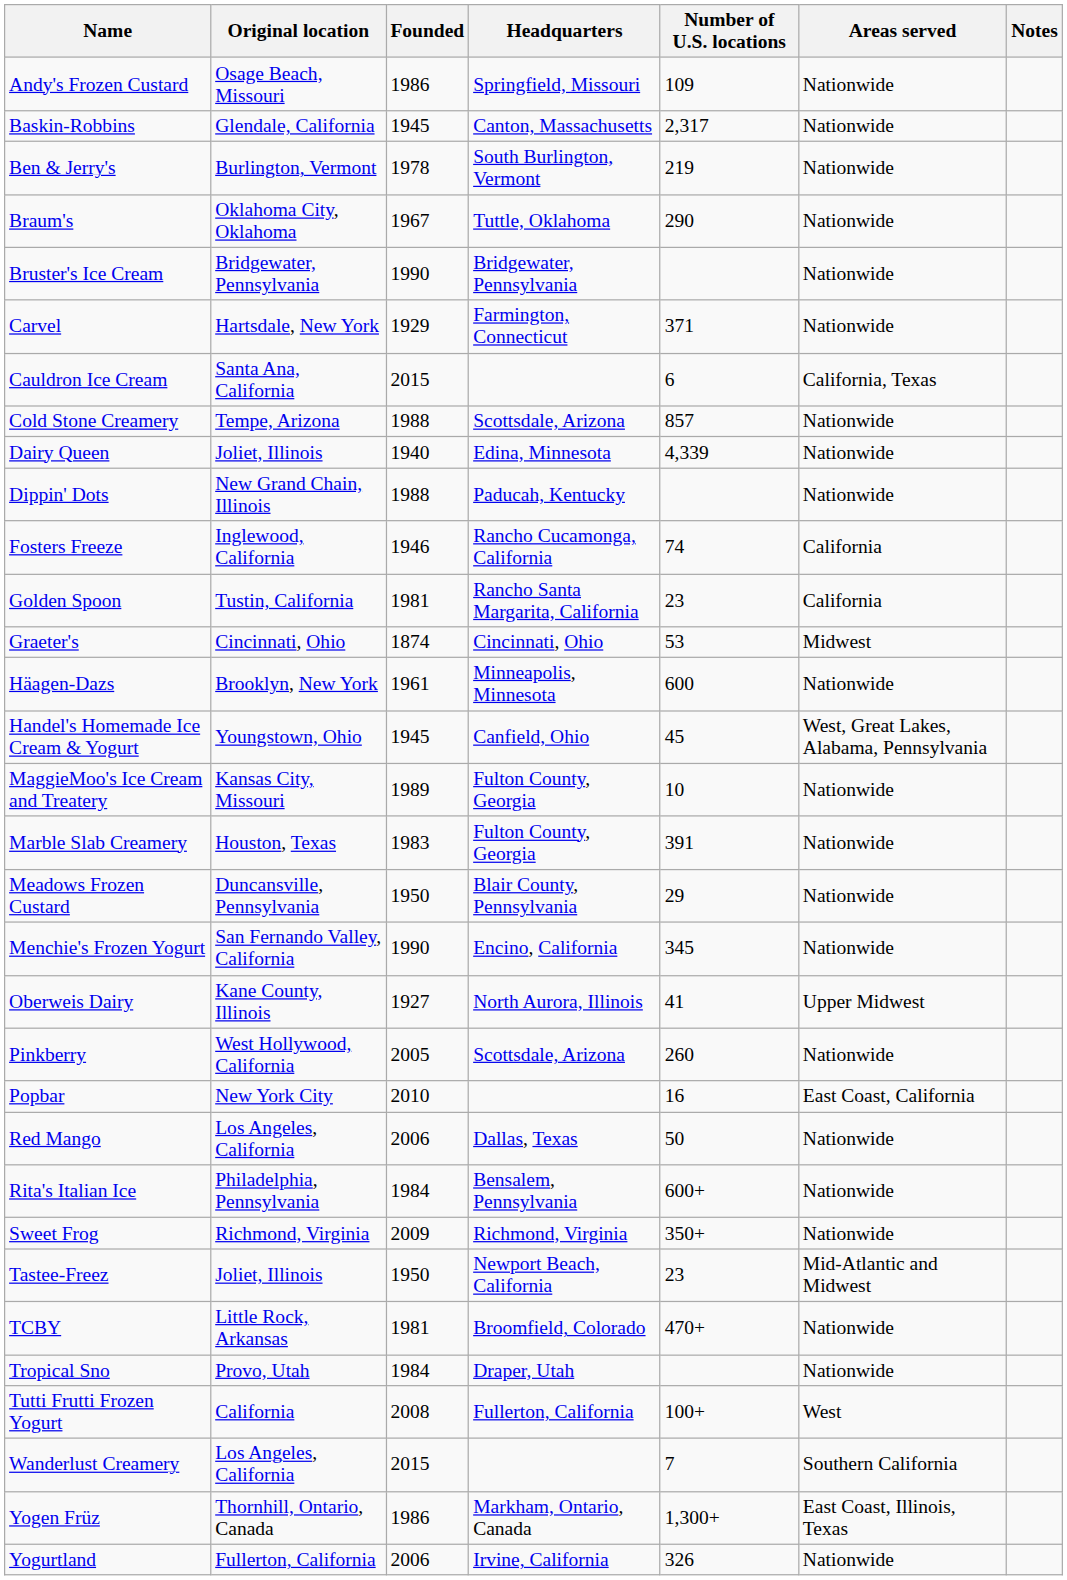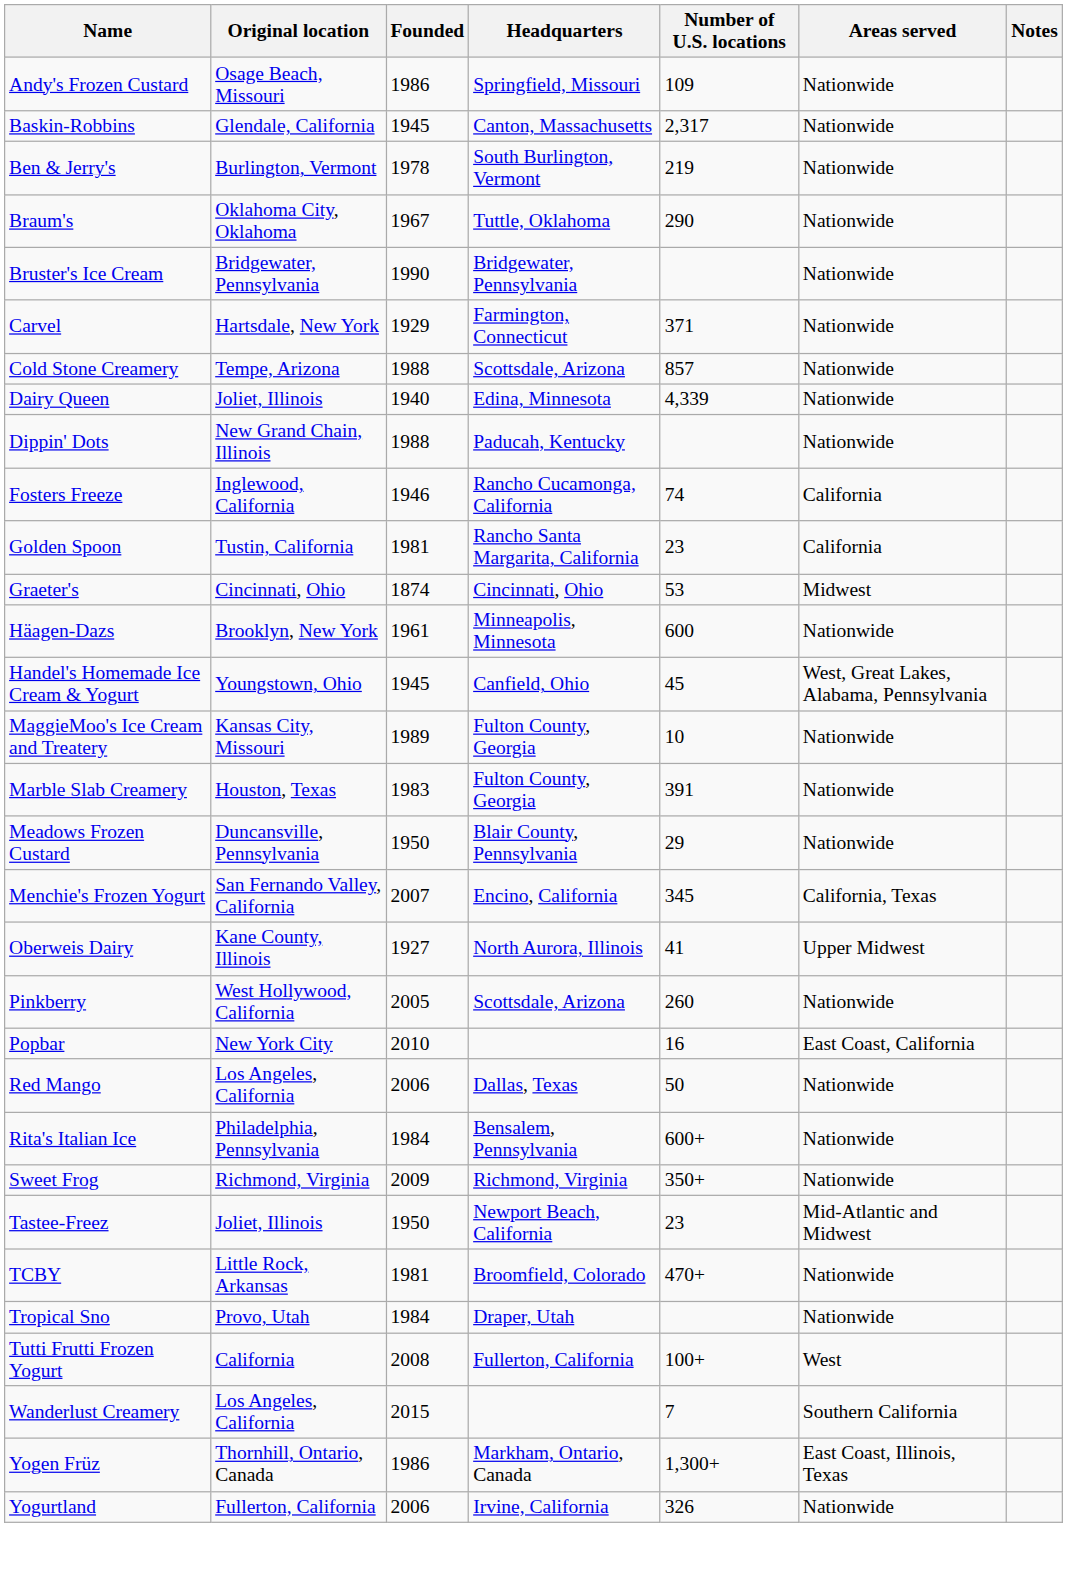- row: (88, 379)
(410, 948) 1990 -> (410, 895) 2007
(848, 948) Nationwide -> (870, 895) California, Texas
